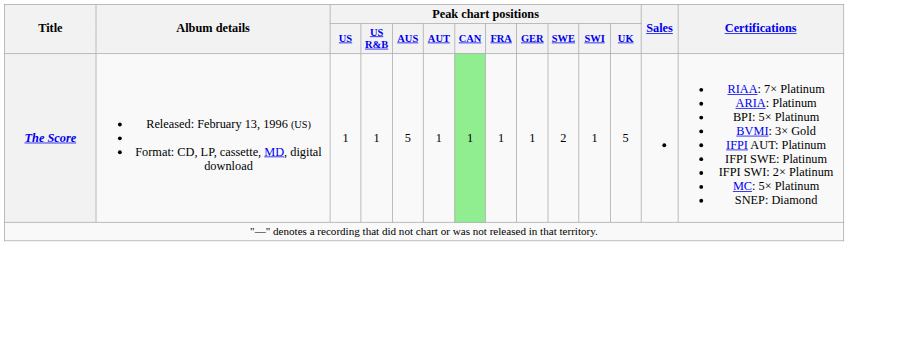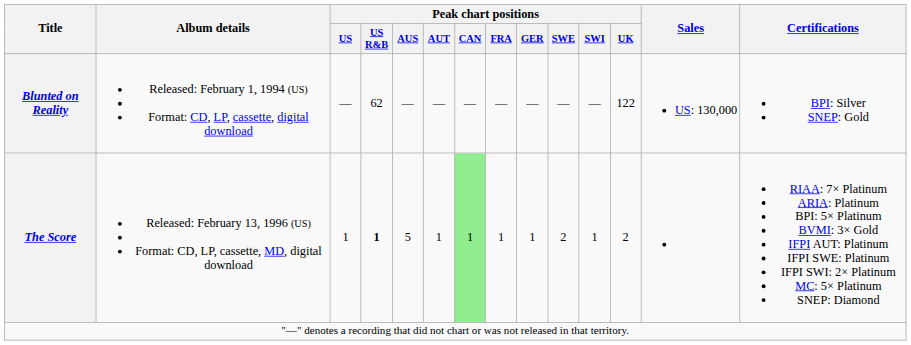+ row: (50, 103)
(377, 138) normal -> (377, 237) bold
(626, 138) 5 -> (626, 237) 2
